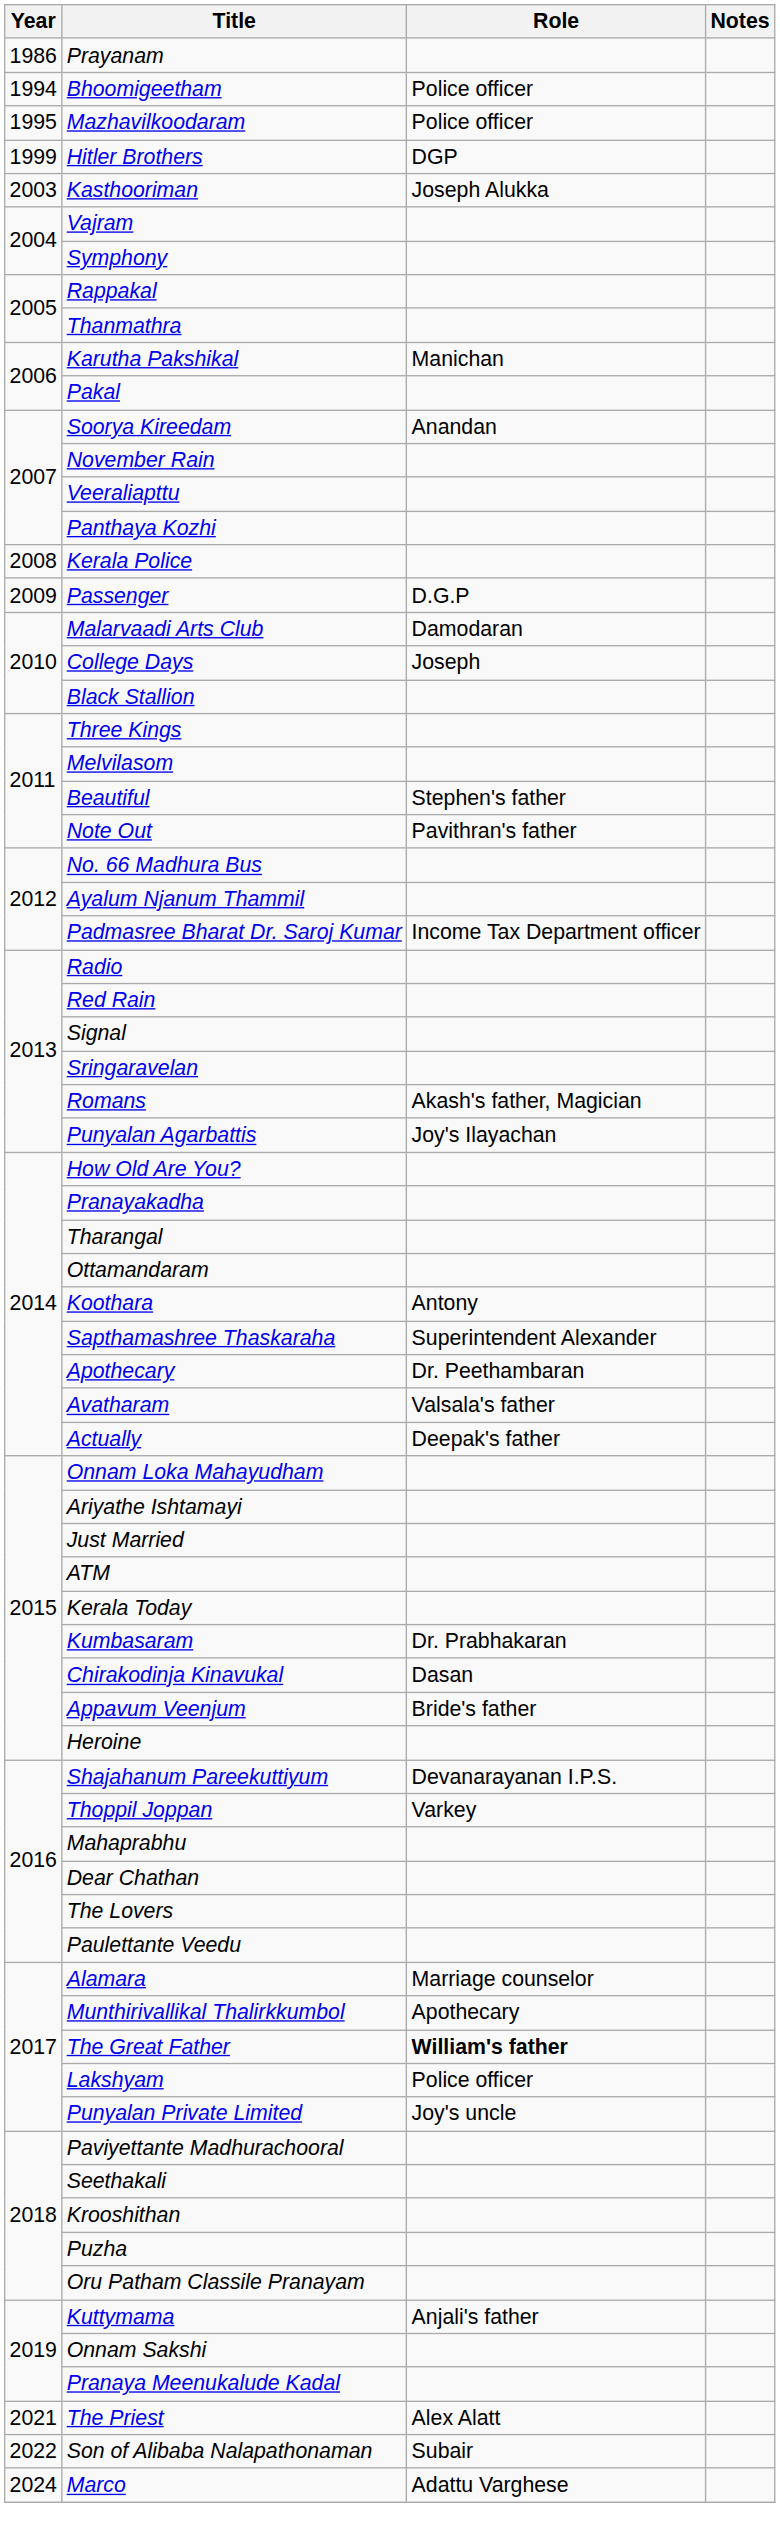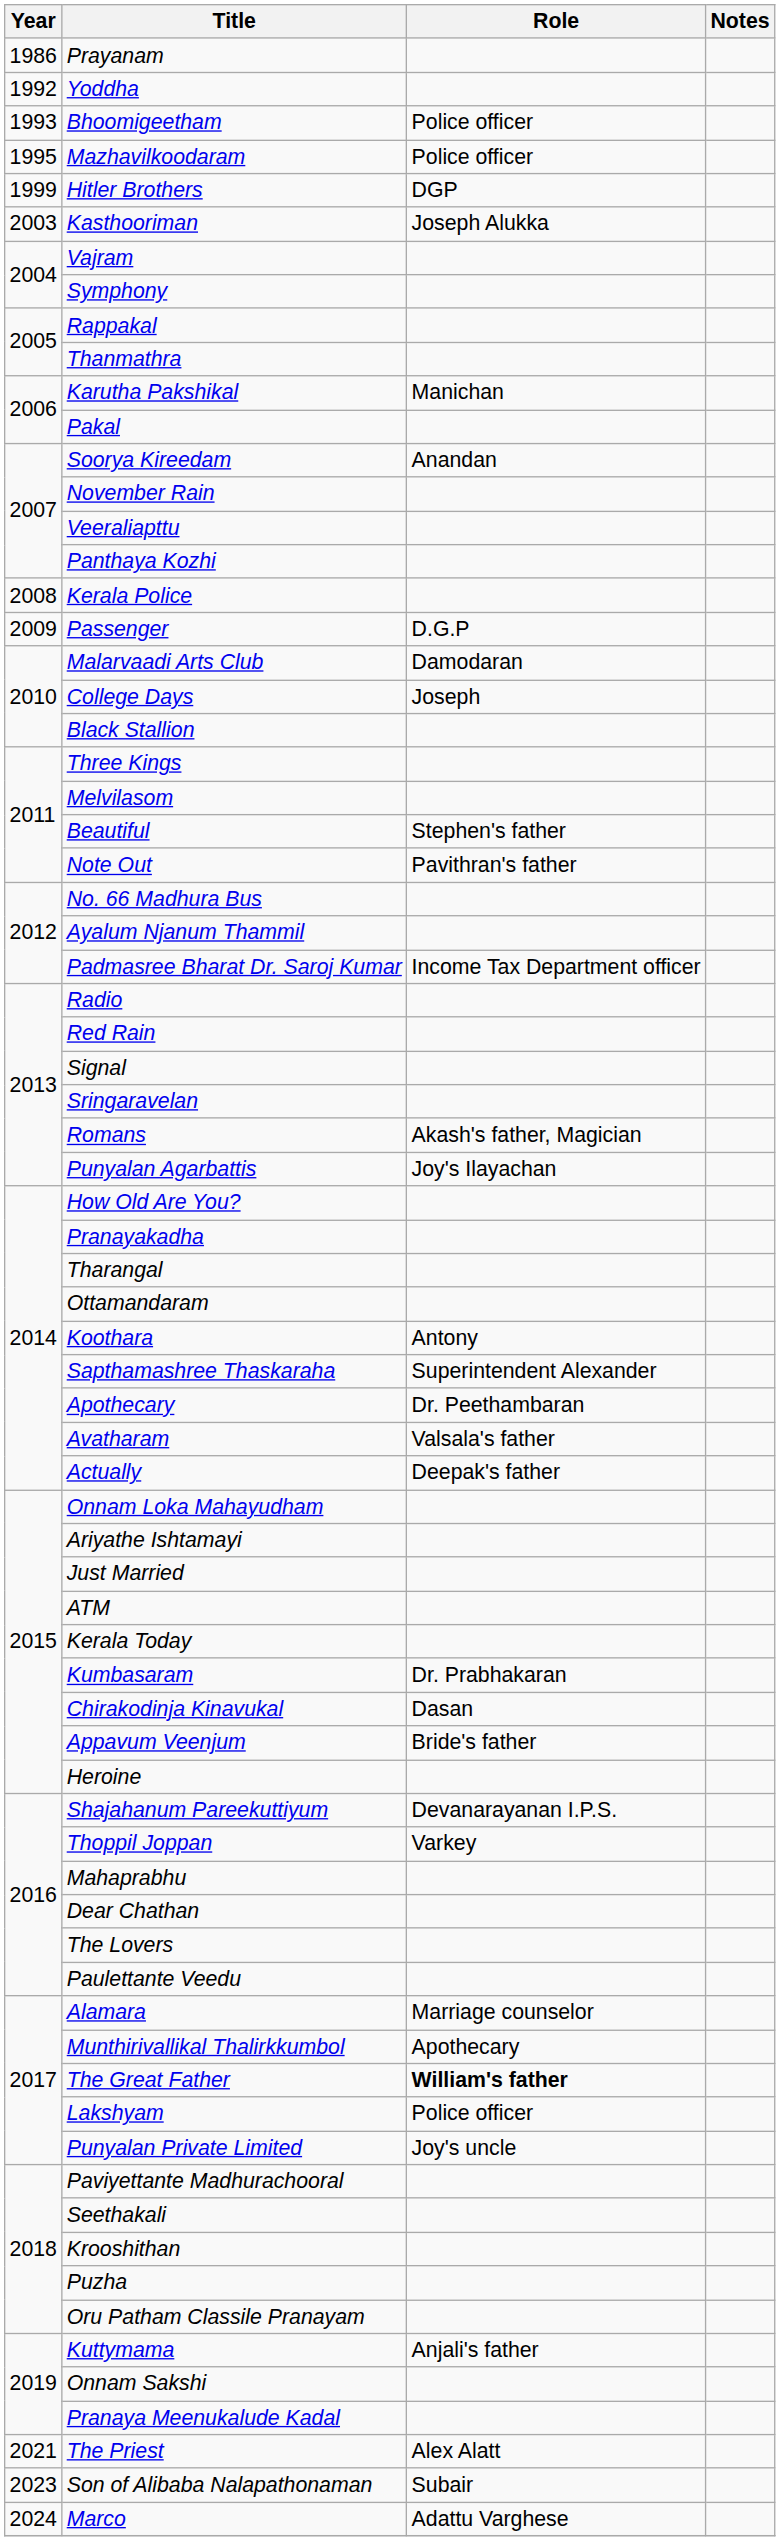+ row: (103, 88)
(33, 88) 1994 -> (33, 122) 1993
(33, 2451) 2022 -> (33, 2485) 2023
